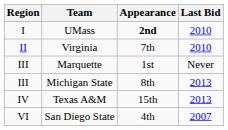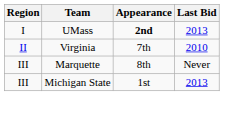(201, 30) 2010 -> (197, 30) 2013
(148, 64) 1st -> (144, 64) 8th
(148, 82) 8th -> (144, 82) 1st
- row: (80, 99)
- row: (80, 116)
